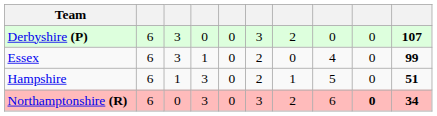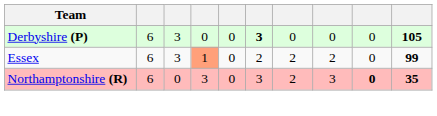(259, 36) normal -> (259, 36) bold
(292, 36) 2 -> (292, 36) 0
(412, 36) 107 -> (412, 36) 105
(205, 57) no background -> (205, 57) lightsalmon background
(292, 57) 0 -> (292, 57) 2
(332, 57) 4 -> (332, 57) 2
- row: (37, 79)
(332, 100) 6 -> (332, 79) 3
(412, 100) 34 -> (412, 79) 35
